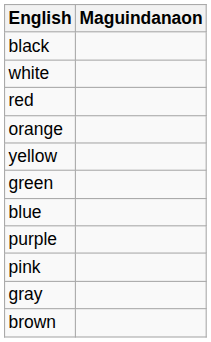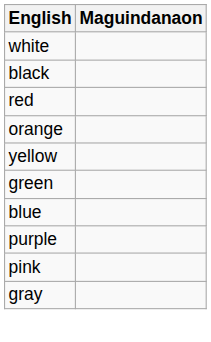rows swapped: (29, 45) <-> (29, 73)
- row: (32, 322)
